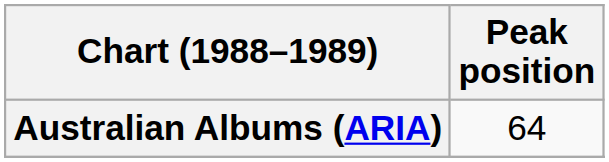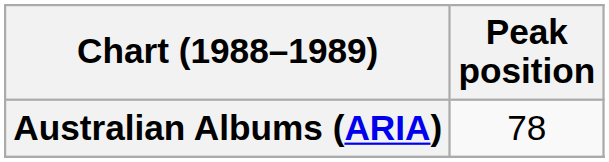(527, 127) 64 -> (527, 127) 78
